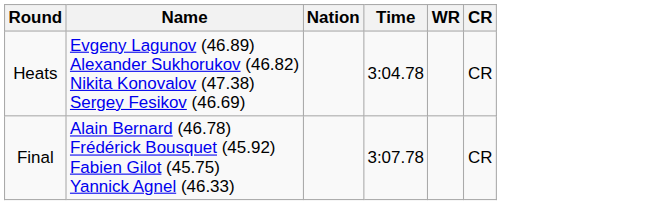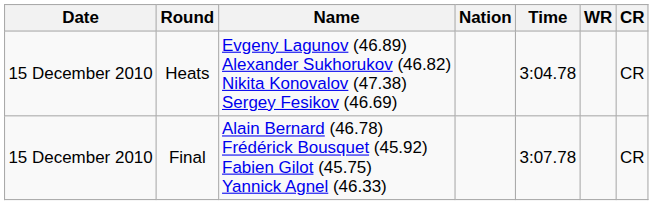+ column: (81, 17)
